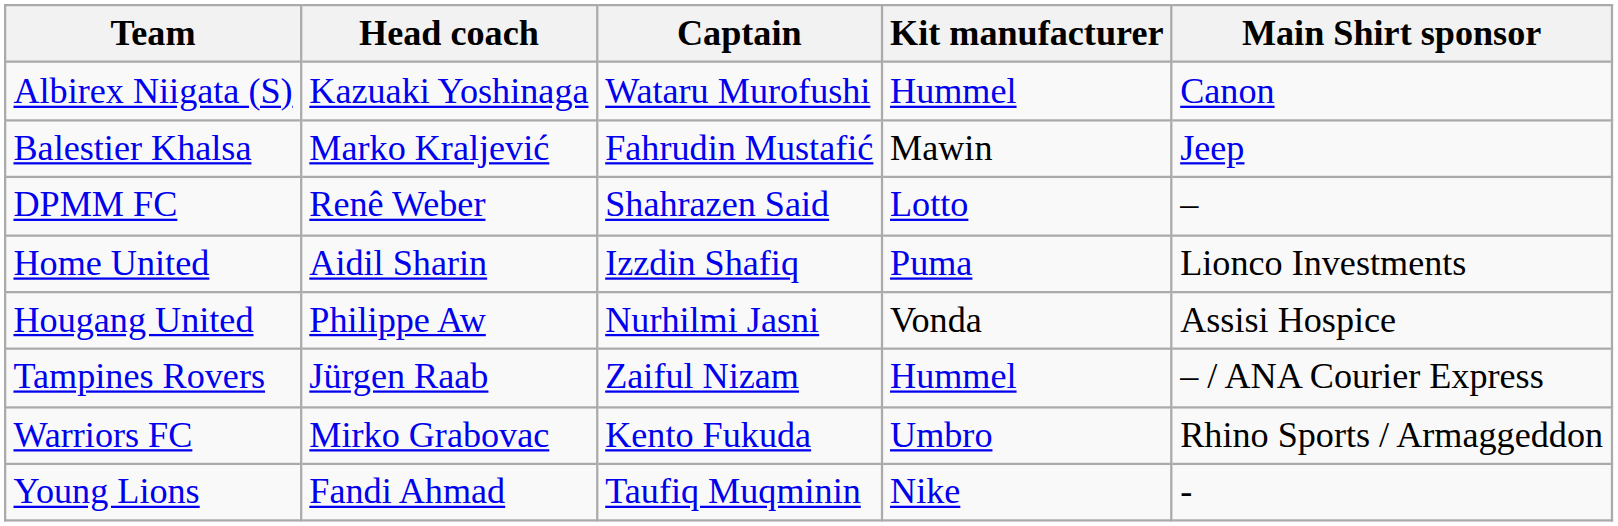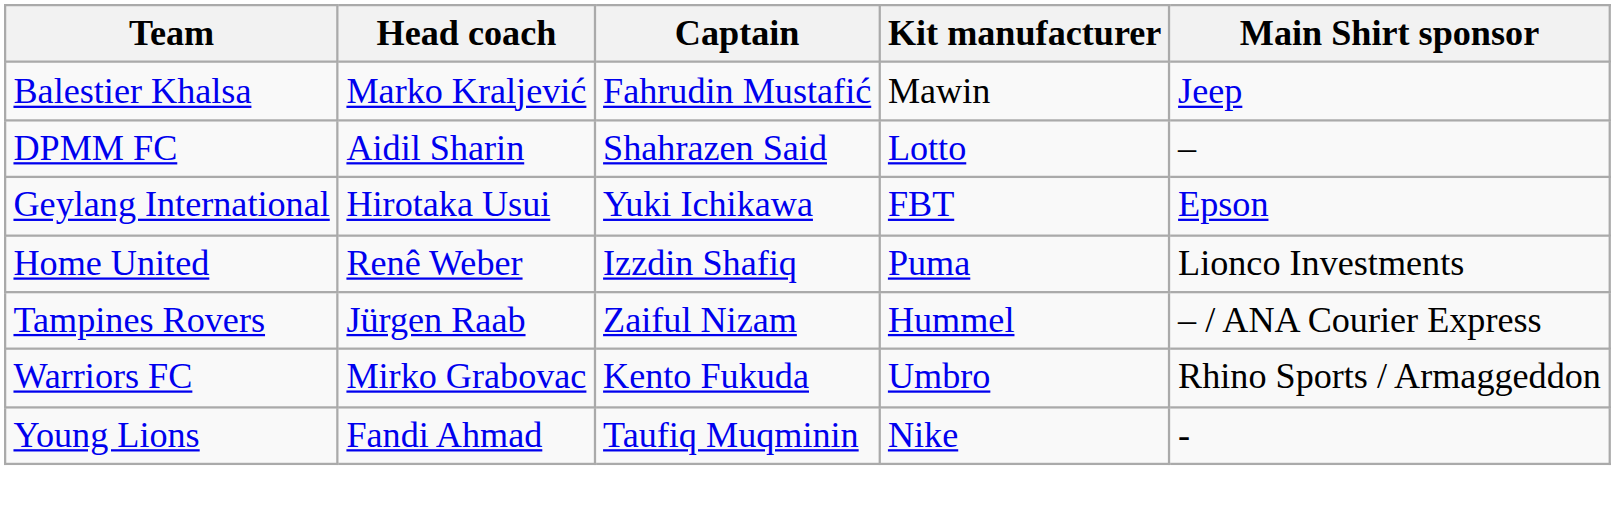- row: (153, 90)
(397, 205) Renê Weber -> (435, 147) Aidil Sharin
+ row: (172, 205)
(398, 262) Aidil Sharin -> (434, 262) Renê Weber
- row: (133, 319)
